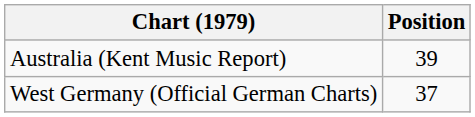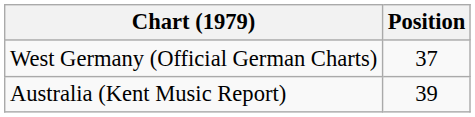rows swapped: (148, 58) <-> (194, 93)
